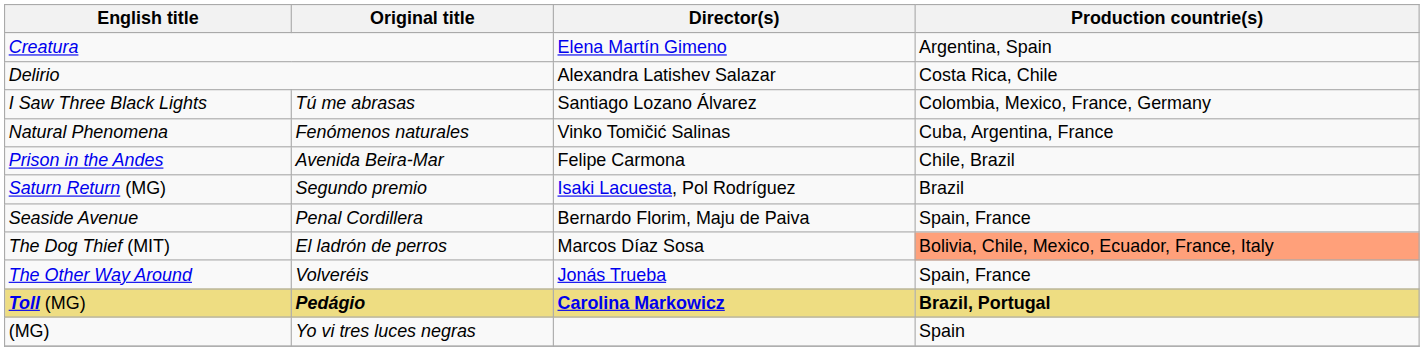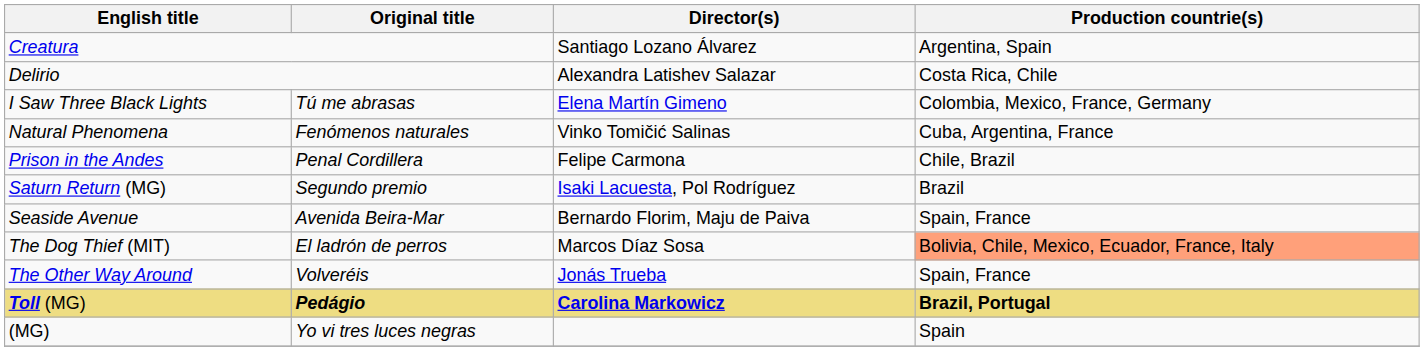(642, 47) Elena Martín Gimeno -> (657, 47) Santiago Lozano Álvarez
(657, 103) Santiago Lozano Álvarez -> (642, 103) Elena Martín Gimeno
(370, 160) Avenida Beira-Mar -> (359, 160) Penal Cordillera
(359, 217) Penal Cordillera -> (370, 217) Avenida Beira-Mar
